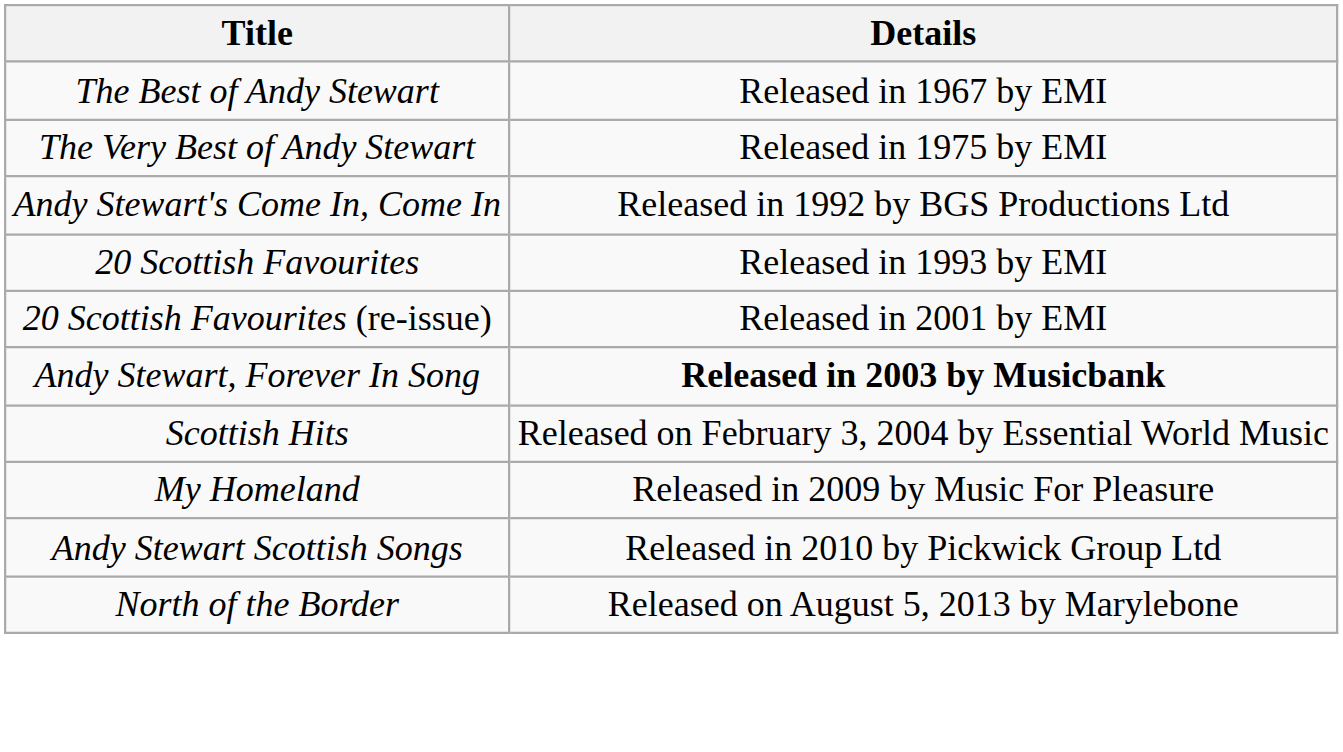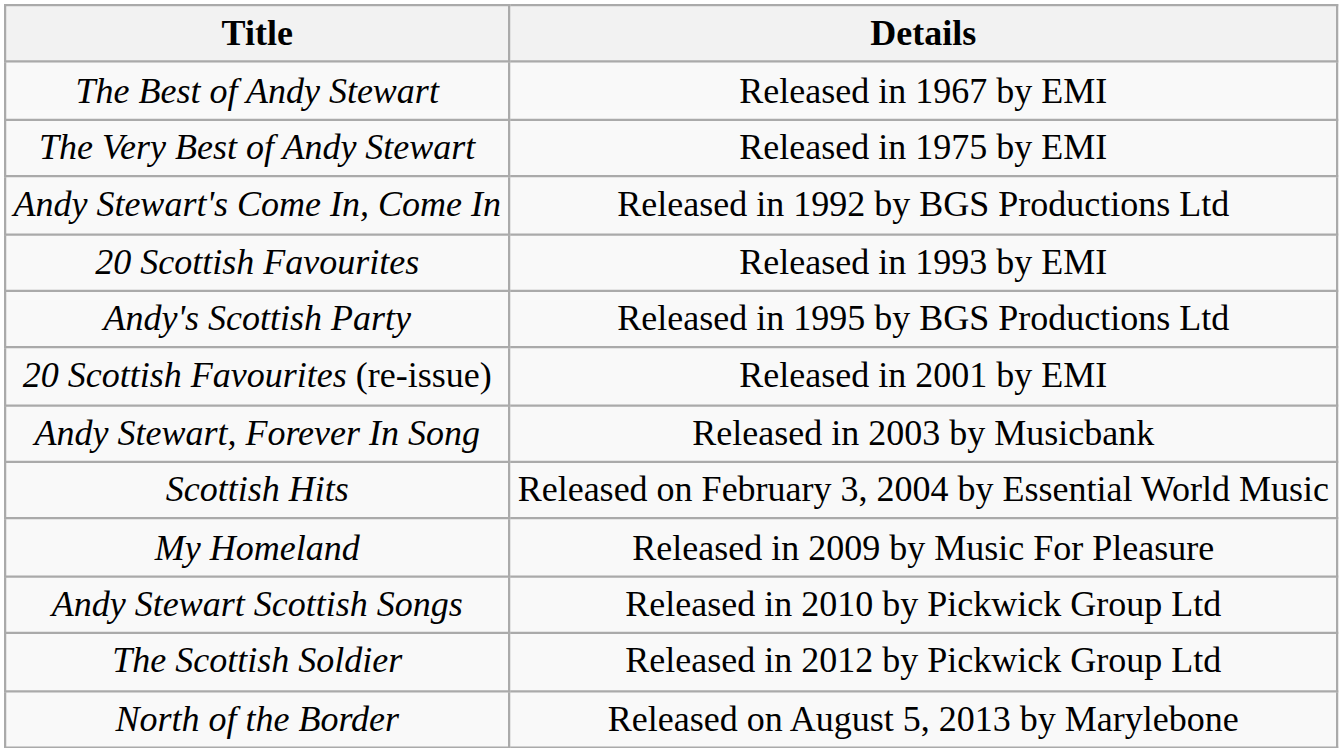+ row: (257, 318)
(923, 375) bold -> (923, 432) normal
+ row: (257, 661)
